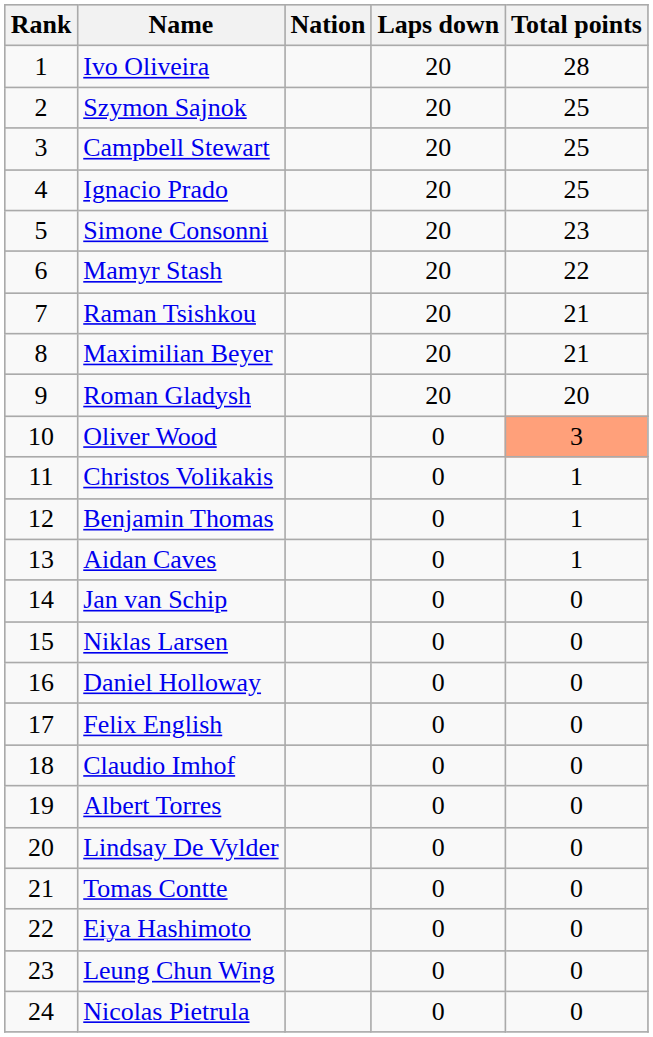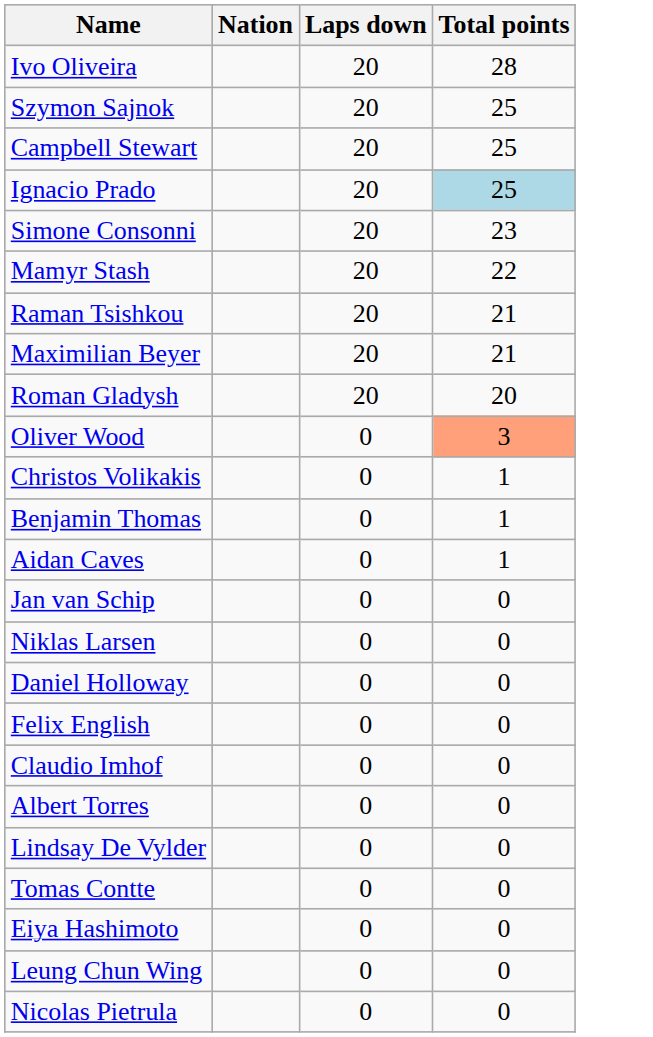- column: (41, 25)
(577, 189) no background -> (504, 189) lightblue background
